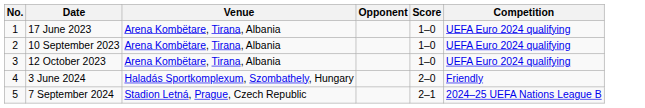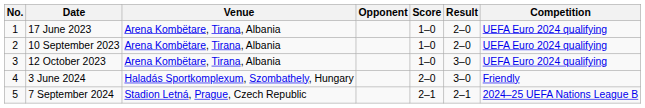+ column: (462, 12)
